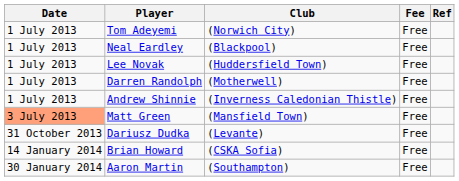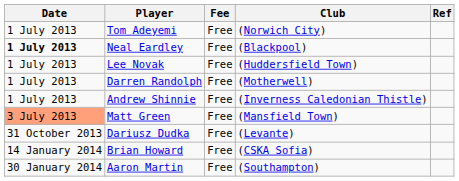columns swapped: (302, 13) <-> (415, 13)
(42, 47) normal -> (42, 47) bold
